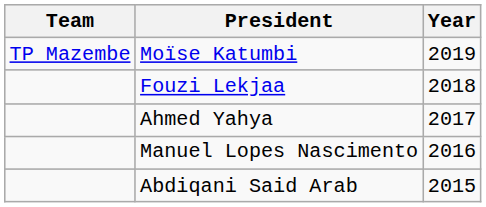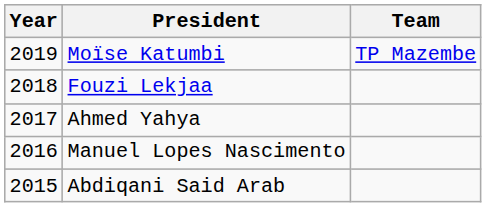columns swapped: (452, 21) <-> (70, 21)
